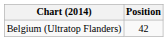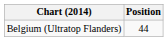(143, 28) 42 -> (143, 28) 44
